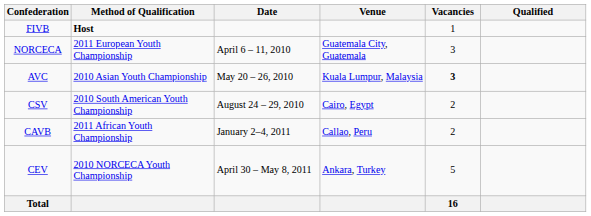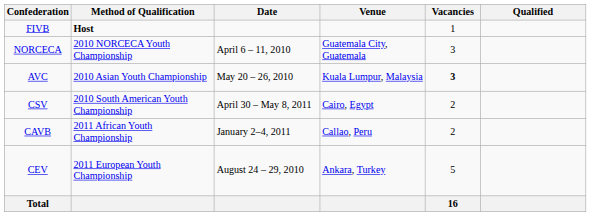(117, 50) 2011 European Youth Championship -> (122, 50) 2010 NORCECA Youth Championship
(260, 104) August 24 – 29, 2010 -> (264, 104) April 30 – May 8, 2011
(122, 170) 2010 NORCECA Youth Championship -> (117, 170) 2011 European Youth Championship
(264, 170) April 30 – May 8, 2011 -> (260, 170) August 24 – 29, 2010
